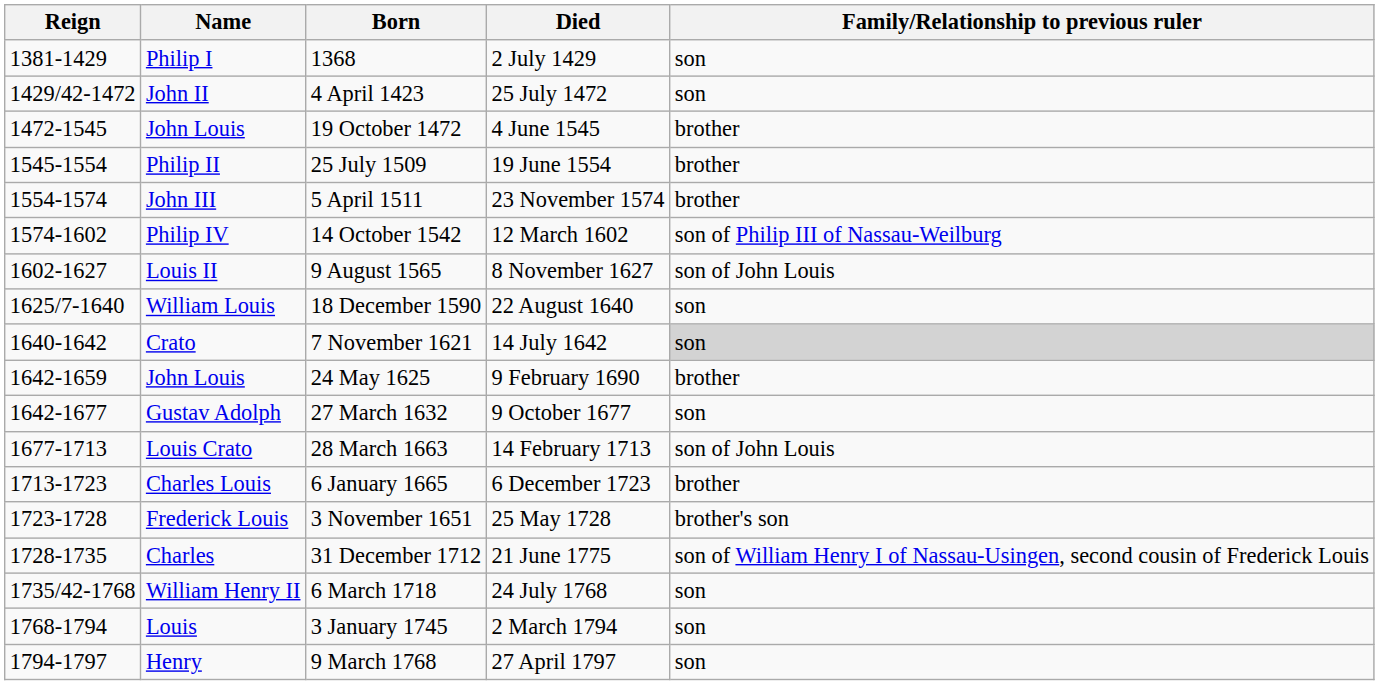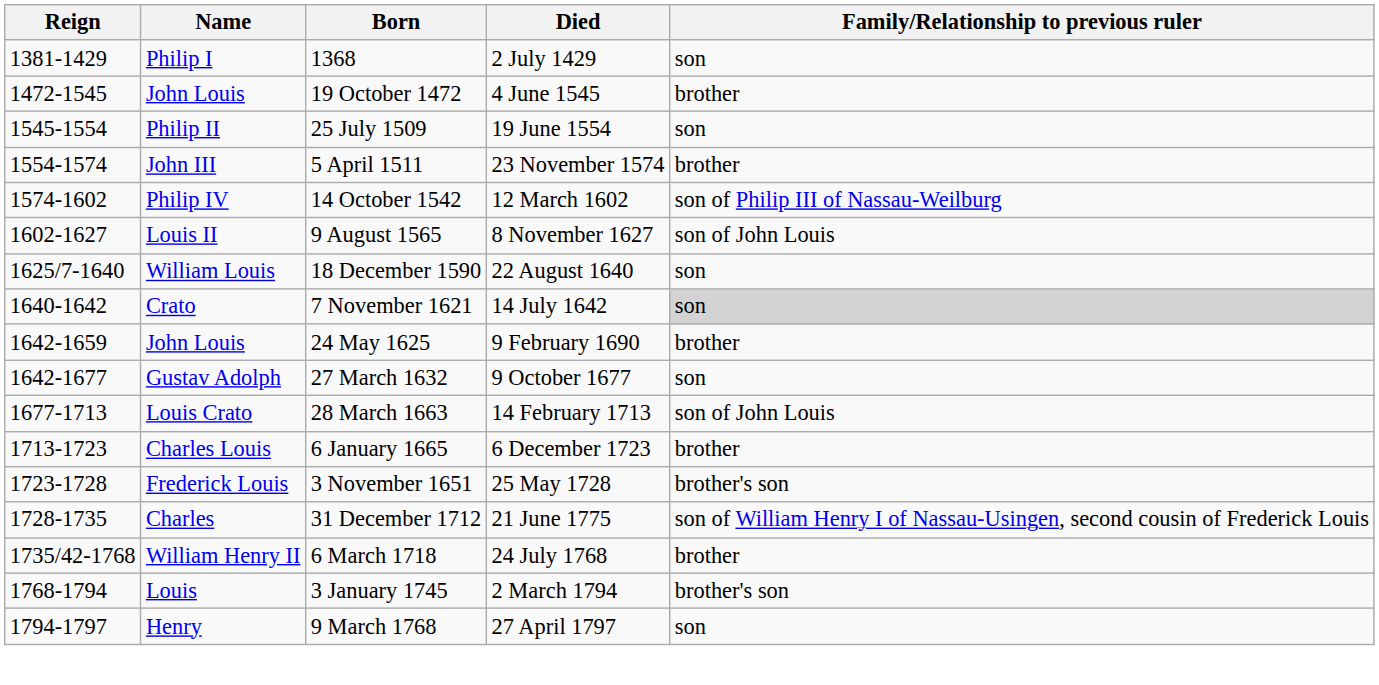- row: (367, 93)
(707, 164) brother -> (690, 128) son
(690, 590) son -> (707, 555) brother
(690, 626) son -> (732, 590) brother's son
